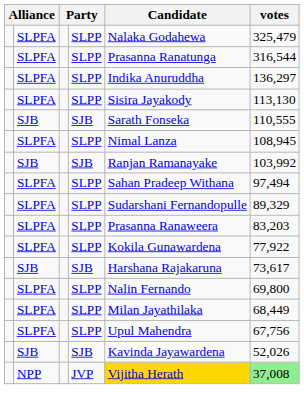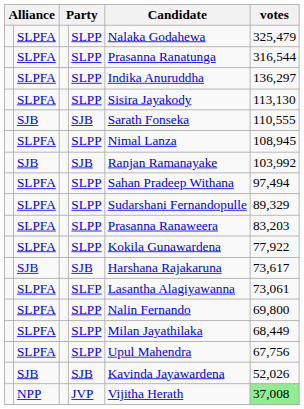+ row: (36, 288)
(146, 373) gold background -> (146, 394) no background
